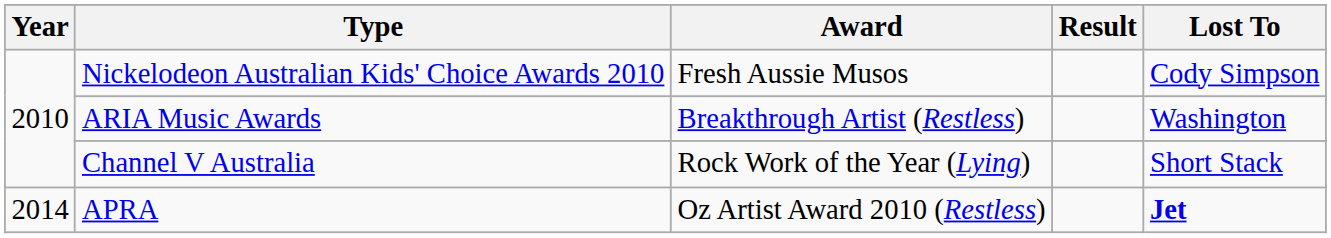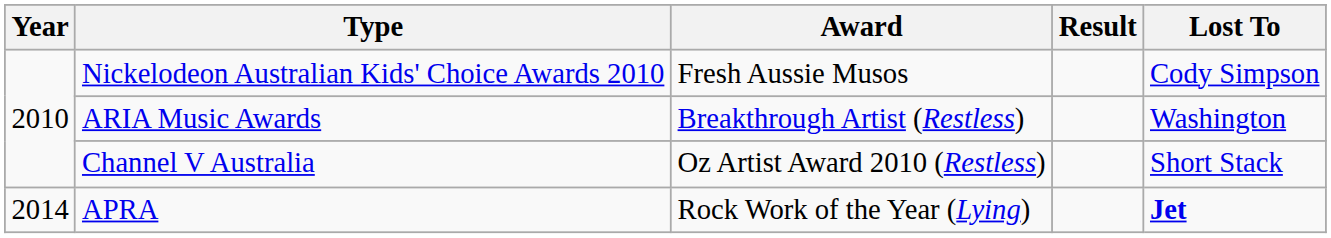(854, 163) Rock Work of the Year (Lying) -> (862, 163) Oz Artist Award 2010 (Restless)
(862, 208) Oz Artist Award 2010 (Restless) -> (854, 208) Rock Work of the Year (Lying)
